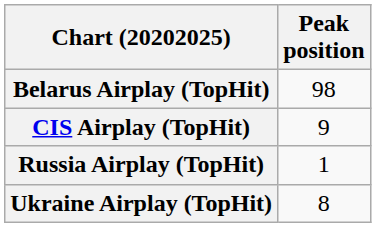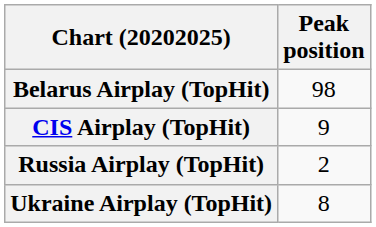(324, 164) 1 -> (324, 164) 2
